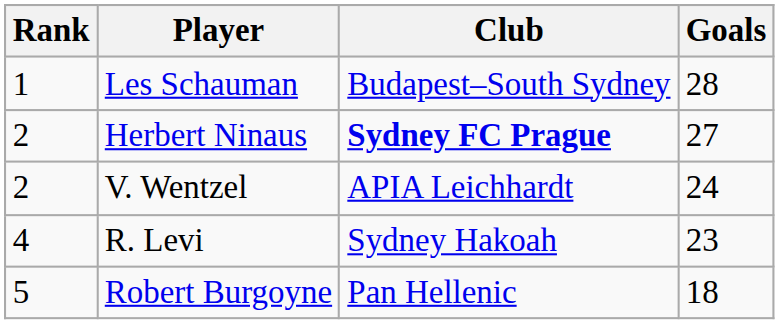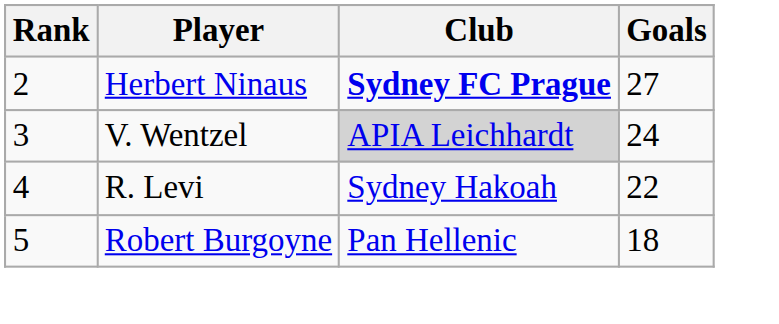- row: (201, 82)
(21, 187) 2 -> (21, 135) 3
(460, 187) no background -> (460, 135) lightgrey background
(702, 239) 23 -> (643, 187) 22
